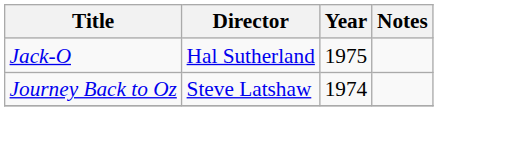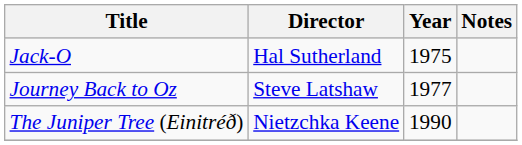(346, 88) 1974 -> (430, 88) 1977
+ row: (126, 122)
